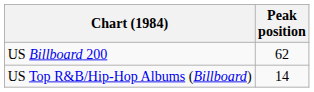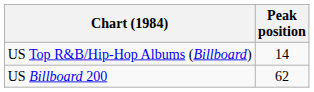rows swapped: (57, 53) <-> (130, 76)
